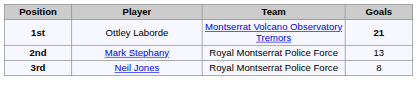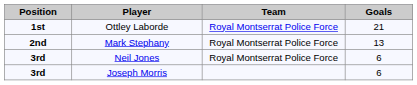(274, 32) Montserrat Volcano Observatory Tremors -> (274, 27) Royal Montserrat Police Force
(379, 32) bold -> (379, 27) normal
(379, 68) 8 -> (379, 57) 6
+ row: (137, 72)
